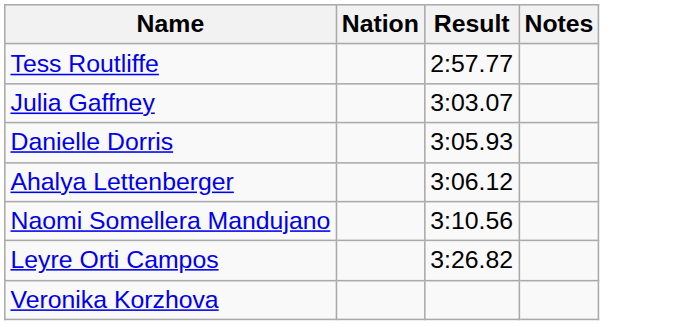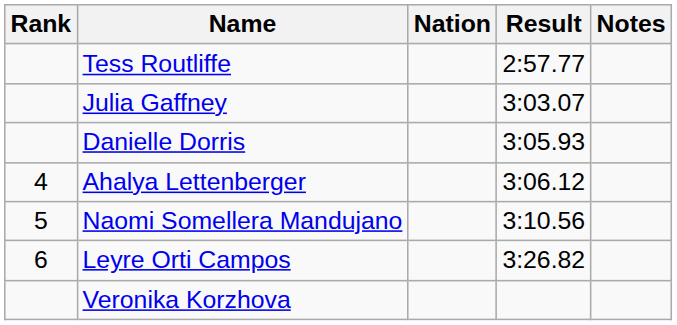+ column: (41, 24)
